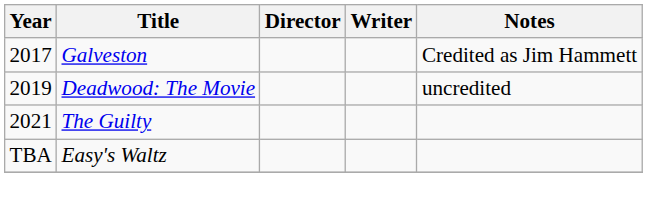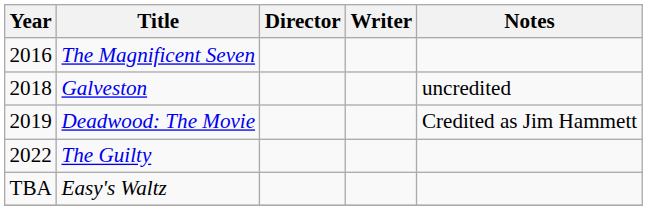+ row: (158, 54)
(31, 54) 2017 -> (31, 88) 2018
(530, 54) Credited as Jim Hammett -> (466, 88) uncredited
(466, 88) uncredited -> (530, 121) Credited as Jim Hammett
(31, 121) 2021 -> (31, 155) 2022
